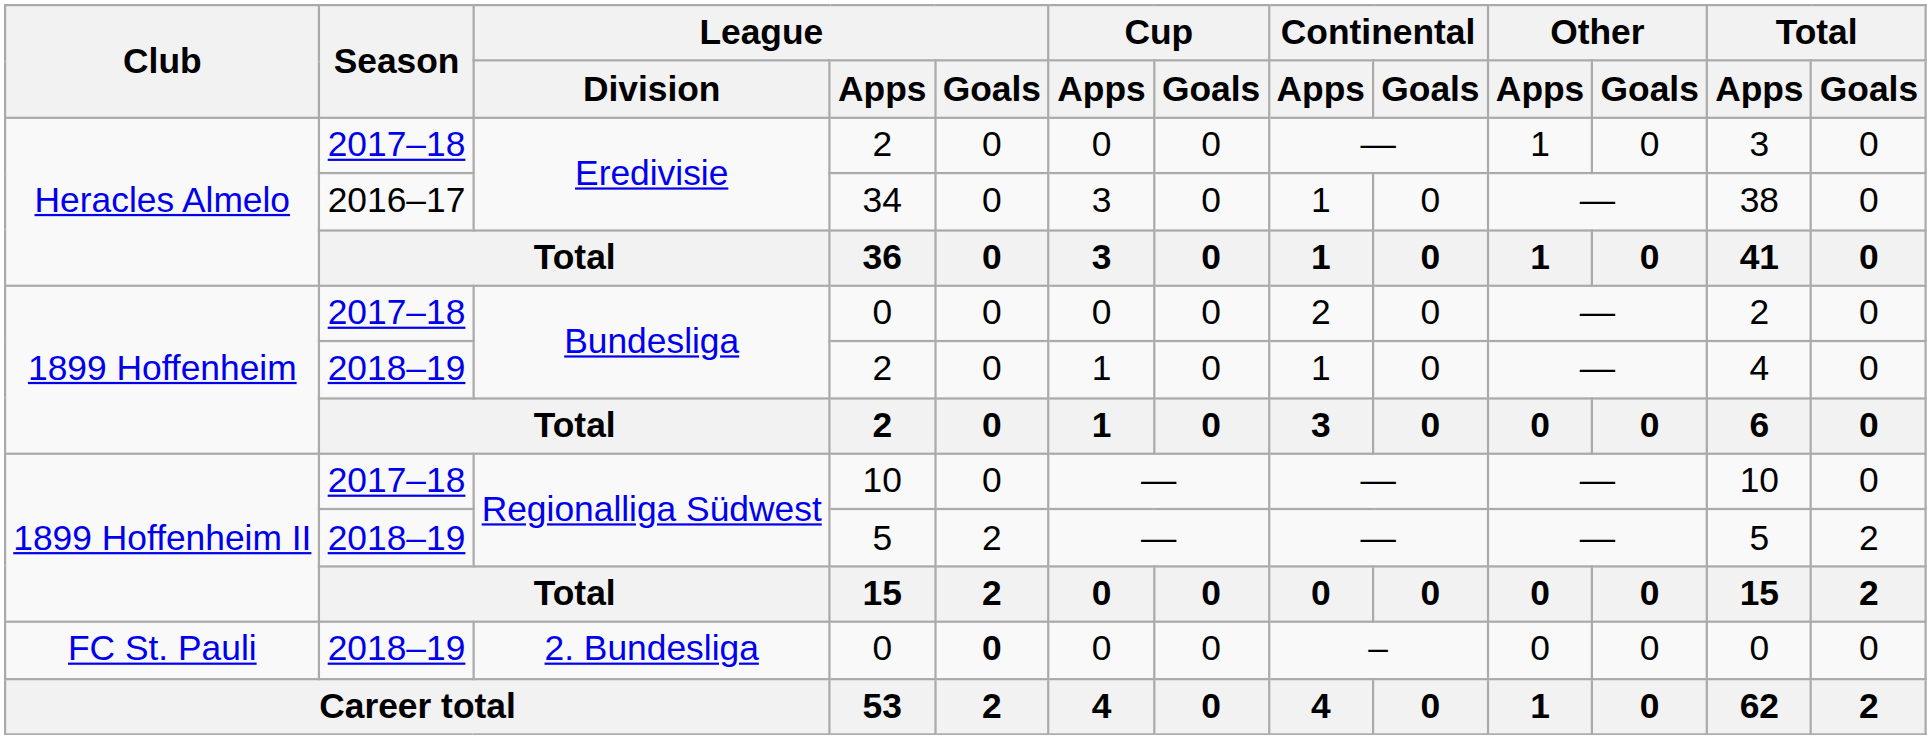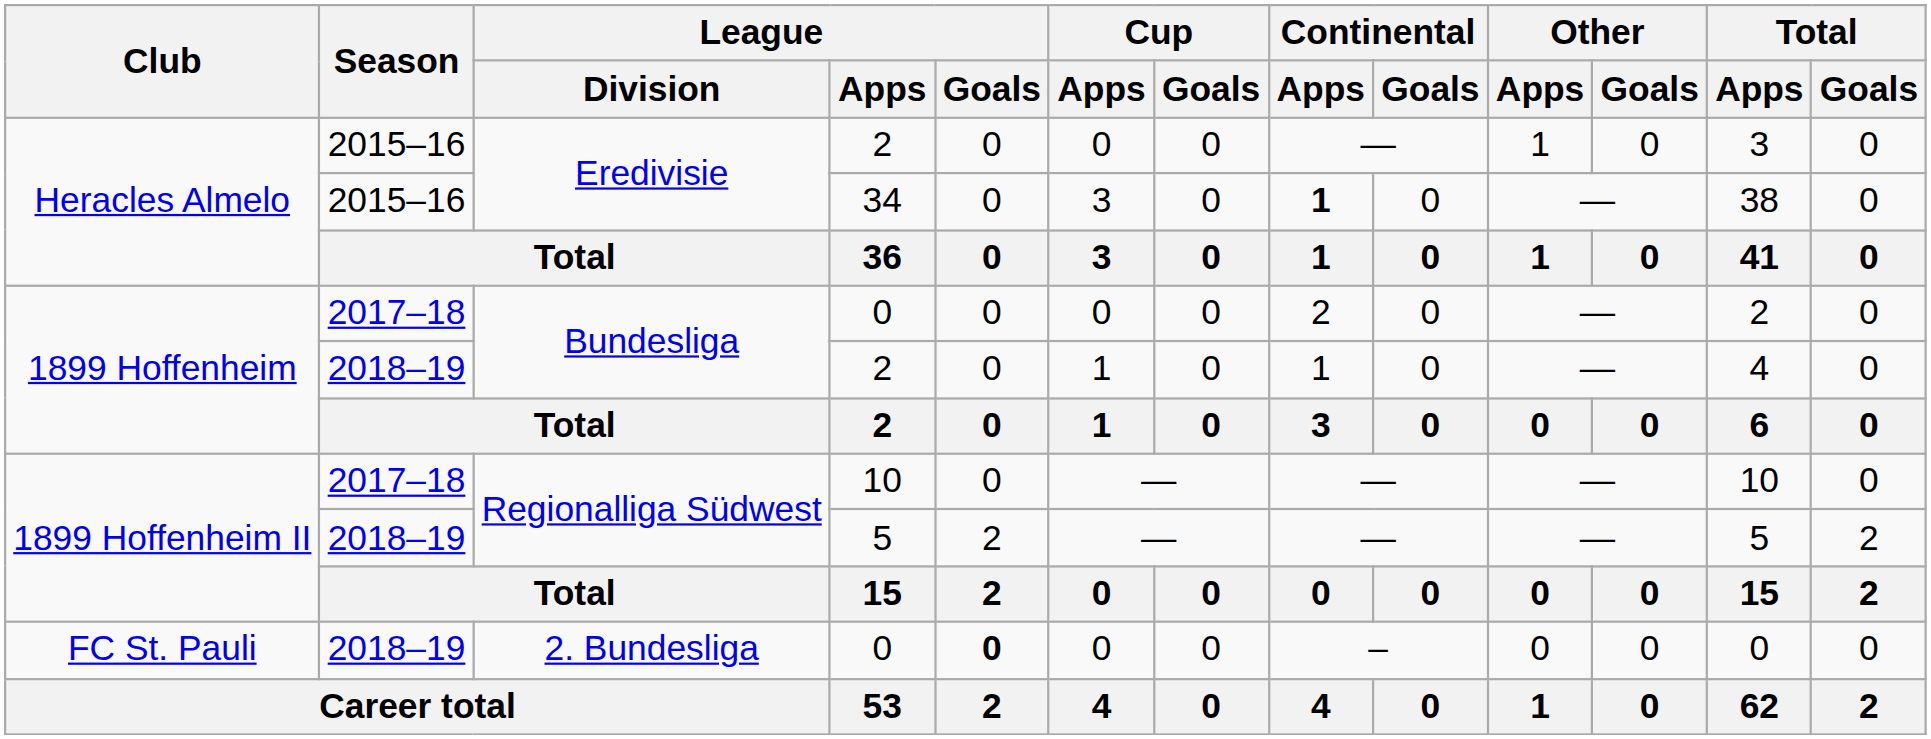(397, 144) 2017–18 -> (397, 144) 2015–16
(397, 200) 2016–17 -> (397, 200) 2015–16
(1321, 200) normal -> (1321, 200) bold
